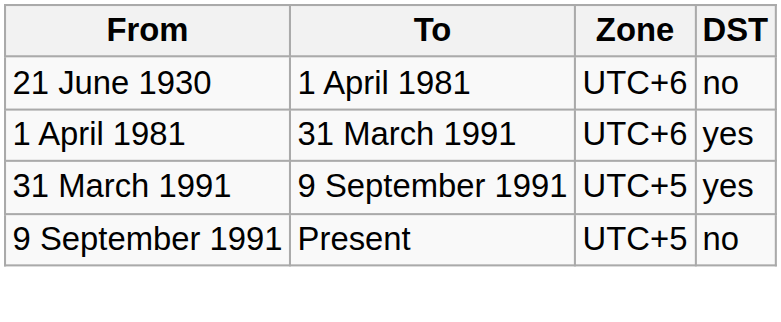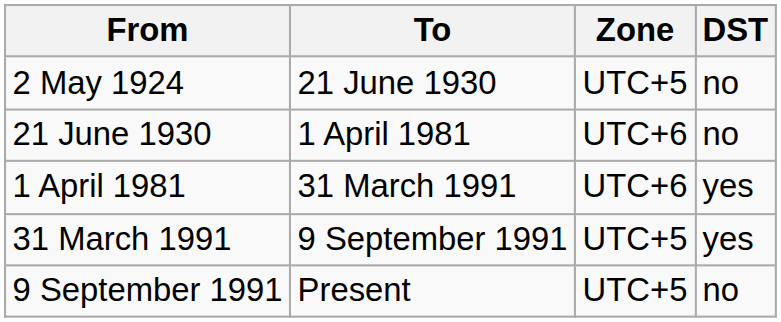+ row: (98, 82)
